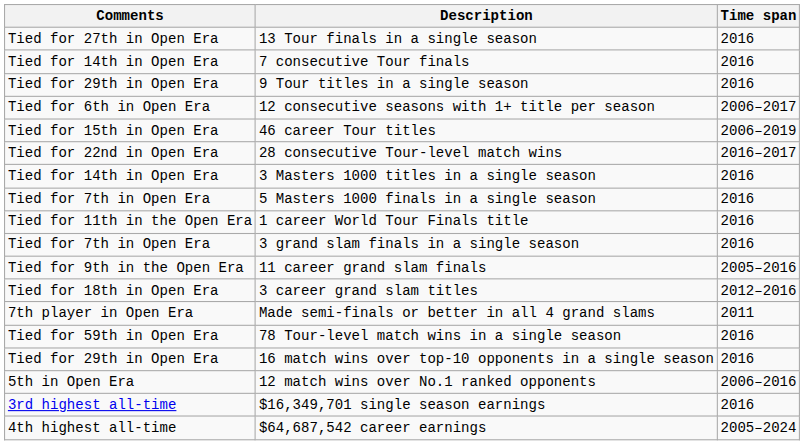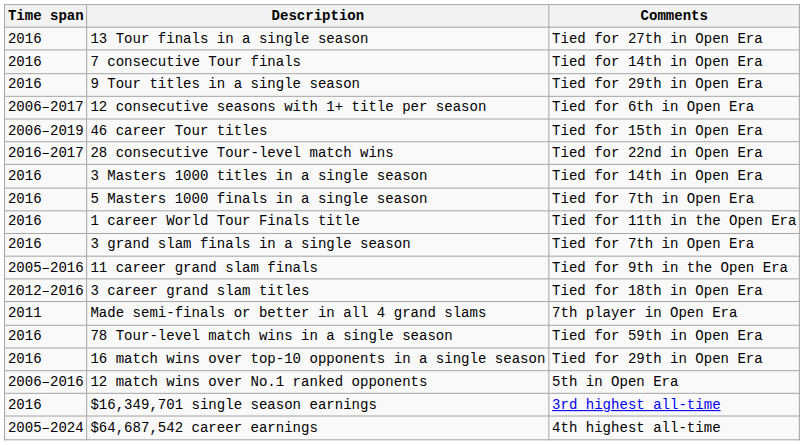columns swapped: (758, 16) <-> (130, 16)
